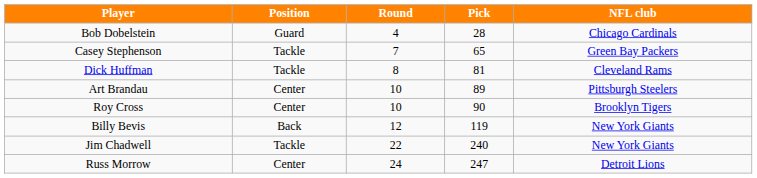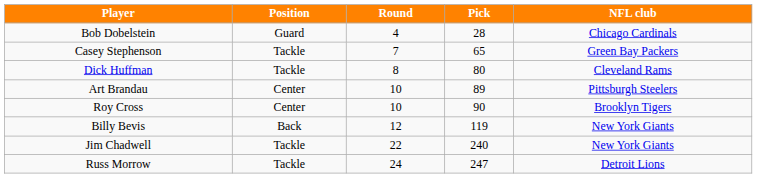(479, 70) 81 -> (479, 70) 80
(289, 164) Center -> (289, 164) Tackle
